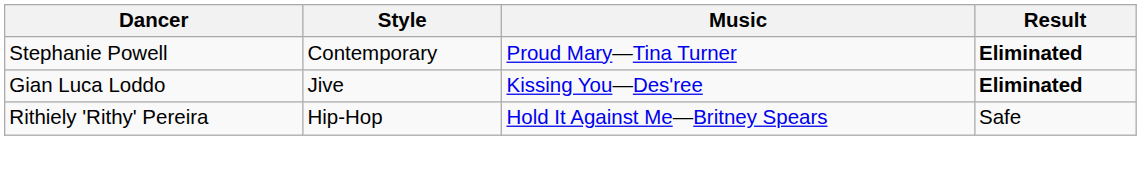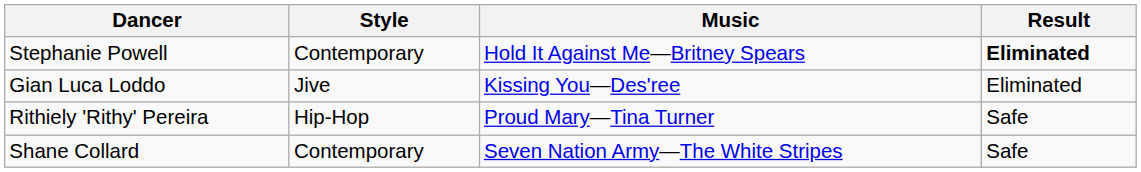(622, 53) Proud Mary—Tina Turner -> (644, 53) Hold It Against Me—Britney Spears
(1031, 85) bold -> (1034, 85) normal
(667, 118) Hold It Against Me—Britney Spears -> (599, 118) Proud Mary—Tina Turner
+ row: (74, 150)
